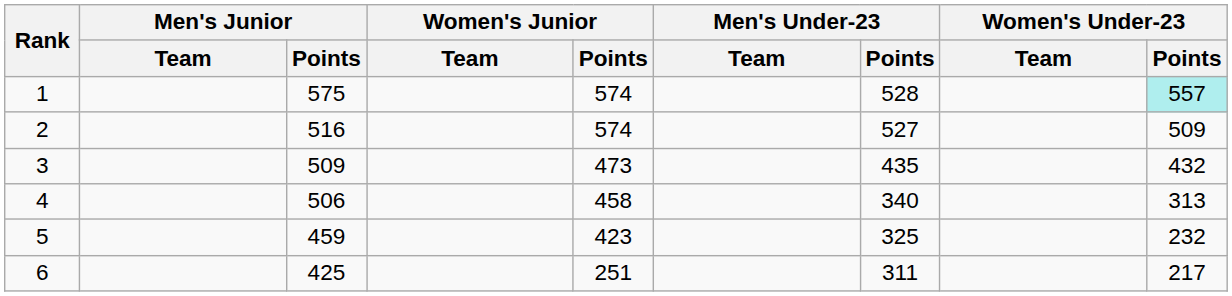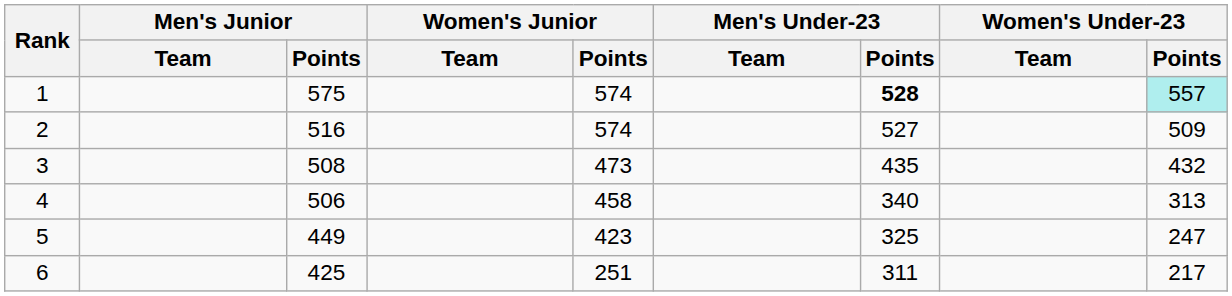(900, 93) normal -> (900, 93) bold
(326, 165) 509 -> (326, 165) 508
(326, 237) 459 -> (326, 237) 449
(1187, 237) 232 -> (1187, 237) 247
